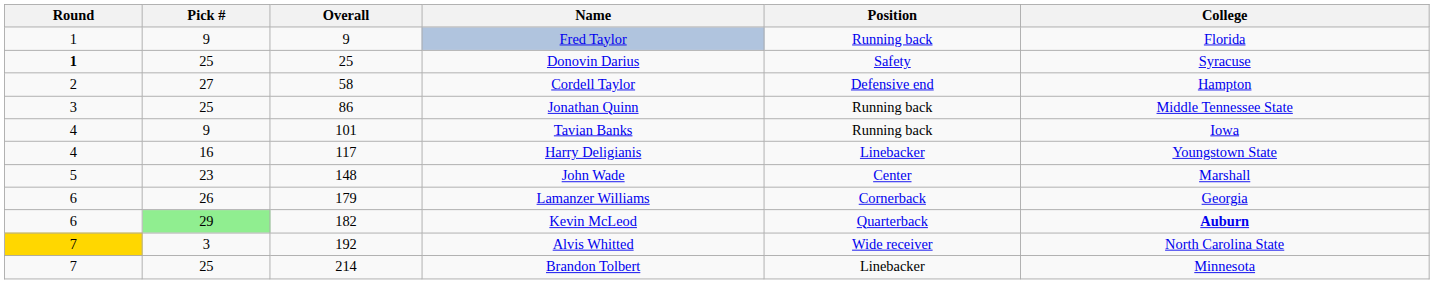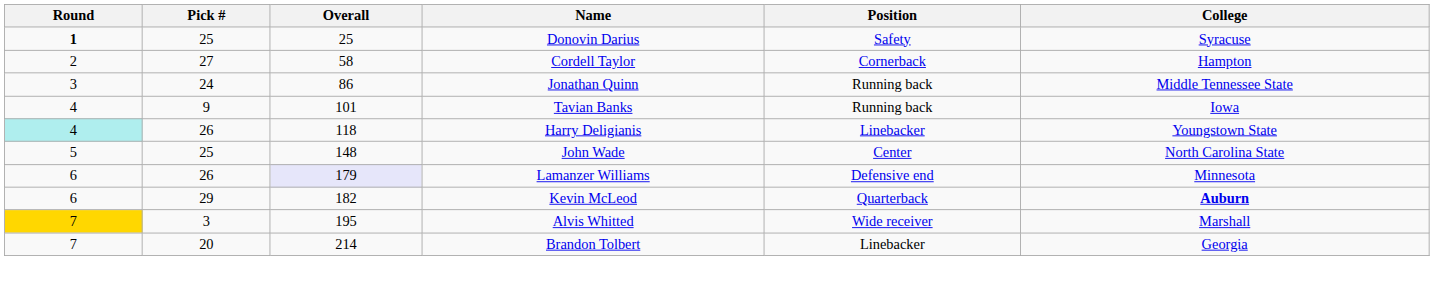- row: (593, 38)
(892, 84) Defensive end -> (892, 61) Cornerback
(206, 107) 25 -> (206, 84) 24
(73, 152) no background -> (73, 130) paleturquoise background
(206, 152) 16 -> (206, 130) 26
(346, 152) 117 -> (346, 130) 118
(206, 175) 23 -> (206, 152) 25
(1225, 175) Marshall -> (1225, 152) North Carolina State
(346, 198) no background -> (346, 175) lavender background
(892, 198) Cornerback -> (892, 175) Defensive end
(1225, 198) Georgia -> (1225, 175) Minnesota
(206, 221) lightgreen background -> (206, 198) no background
(346, 244) 192 -> (346, 221) 195
(1225, 244) North Carolina State -> (1225, 221) Marshall
(206, 267) 25 -> (206, 244) 20
(1225, 267) Minnesota -> (1225, 244) Georgia
